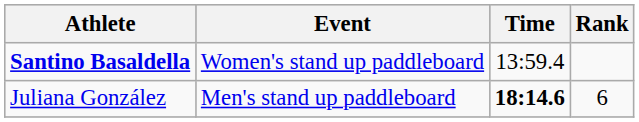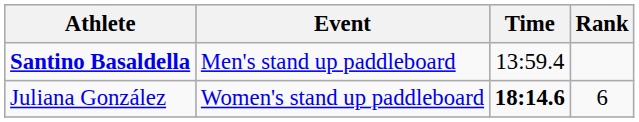(342, 61) Women's stand up paddleboard -> (328, 61) Men's stand up paddleboard
(328, 98) Men's stand up paddleboard -> (342, 98) Women's stand up paddleboard
